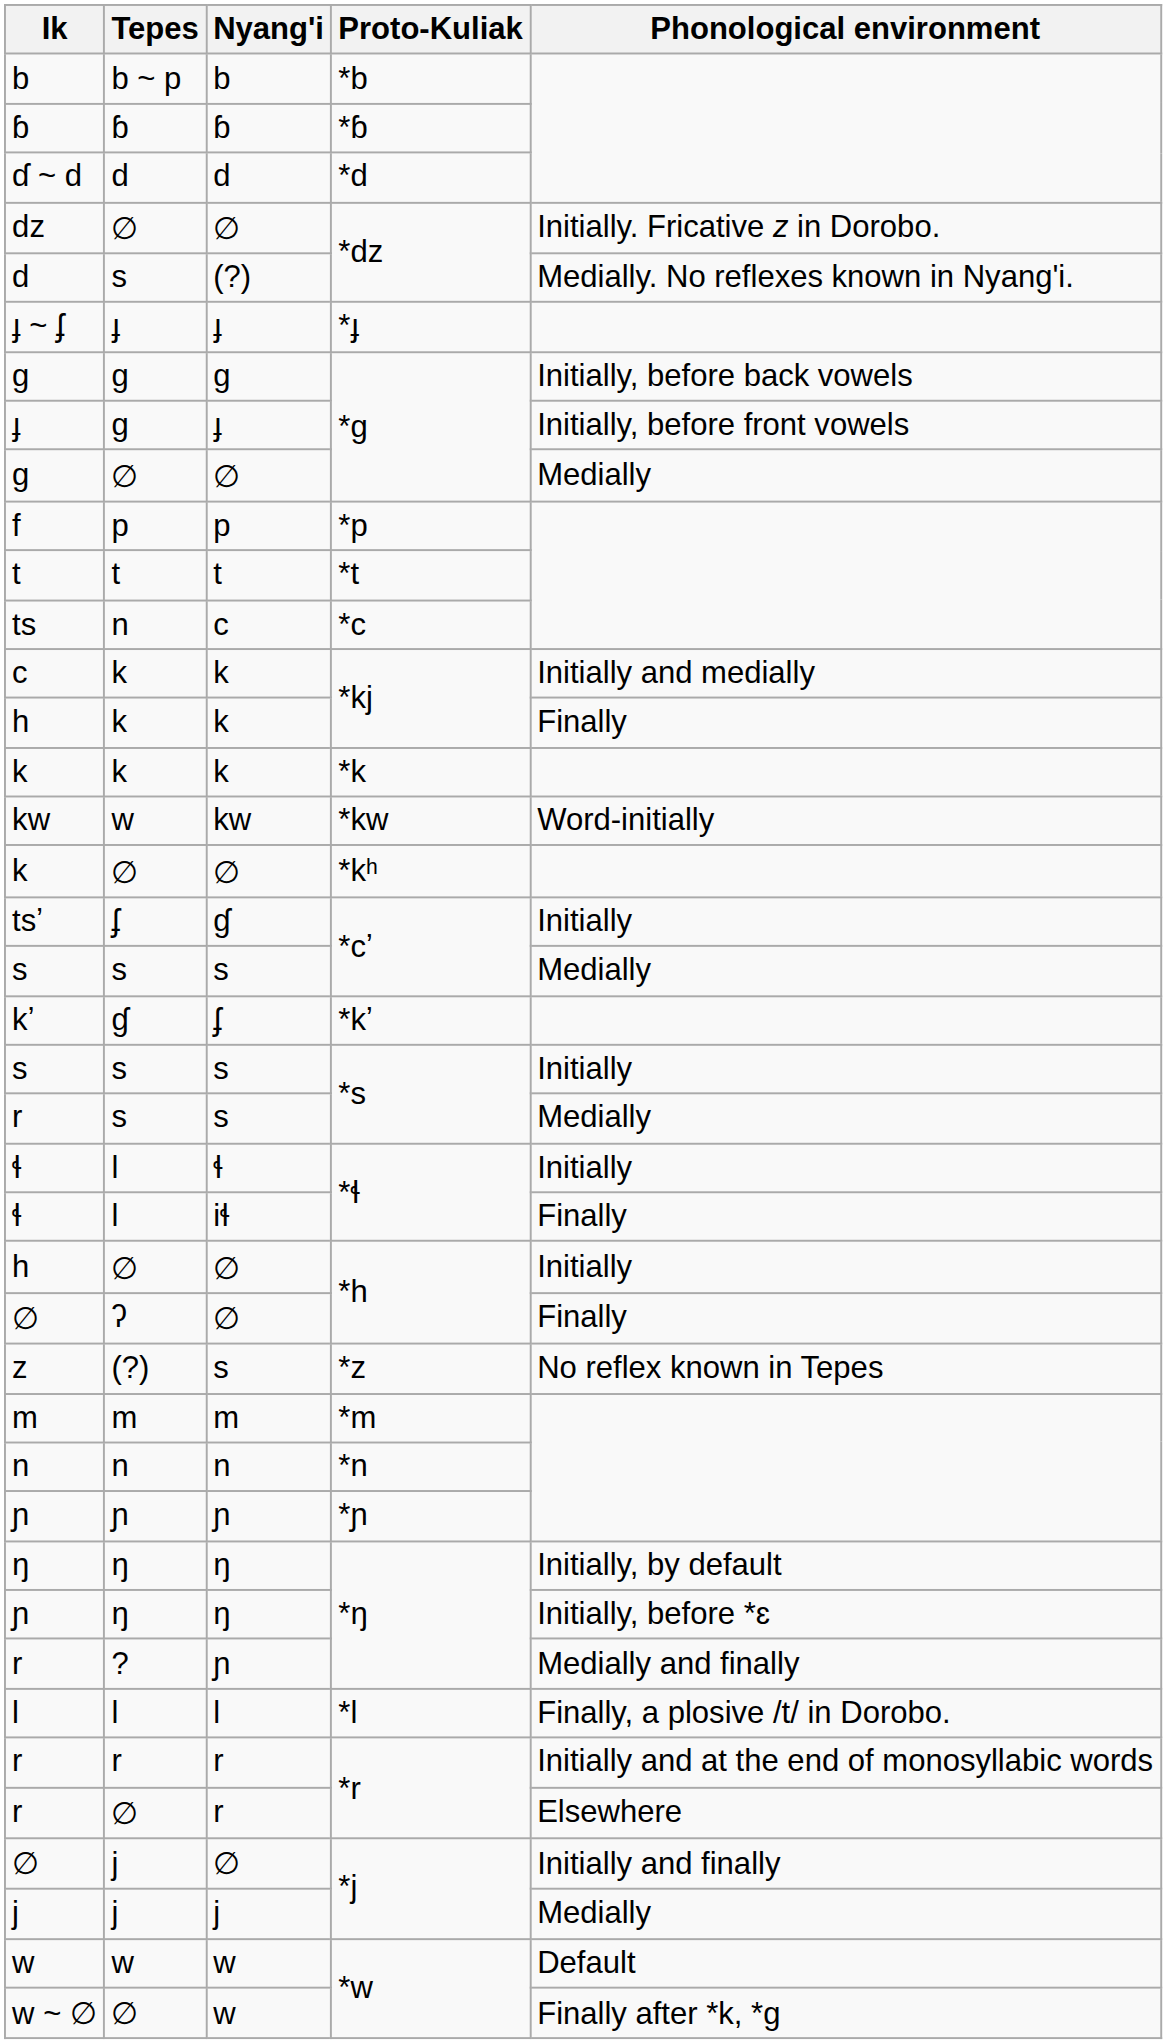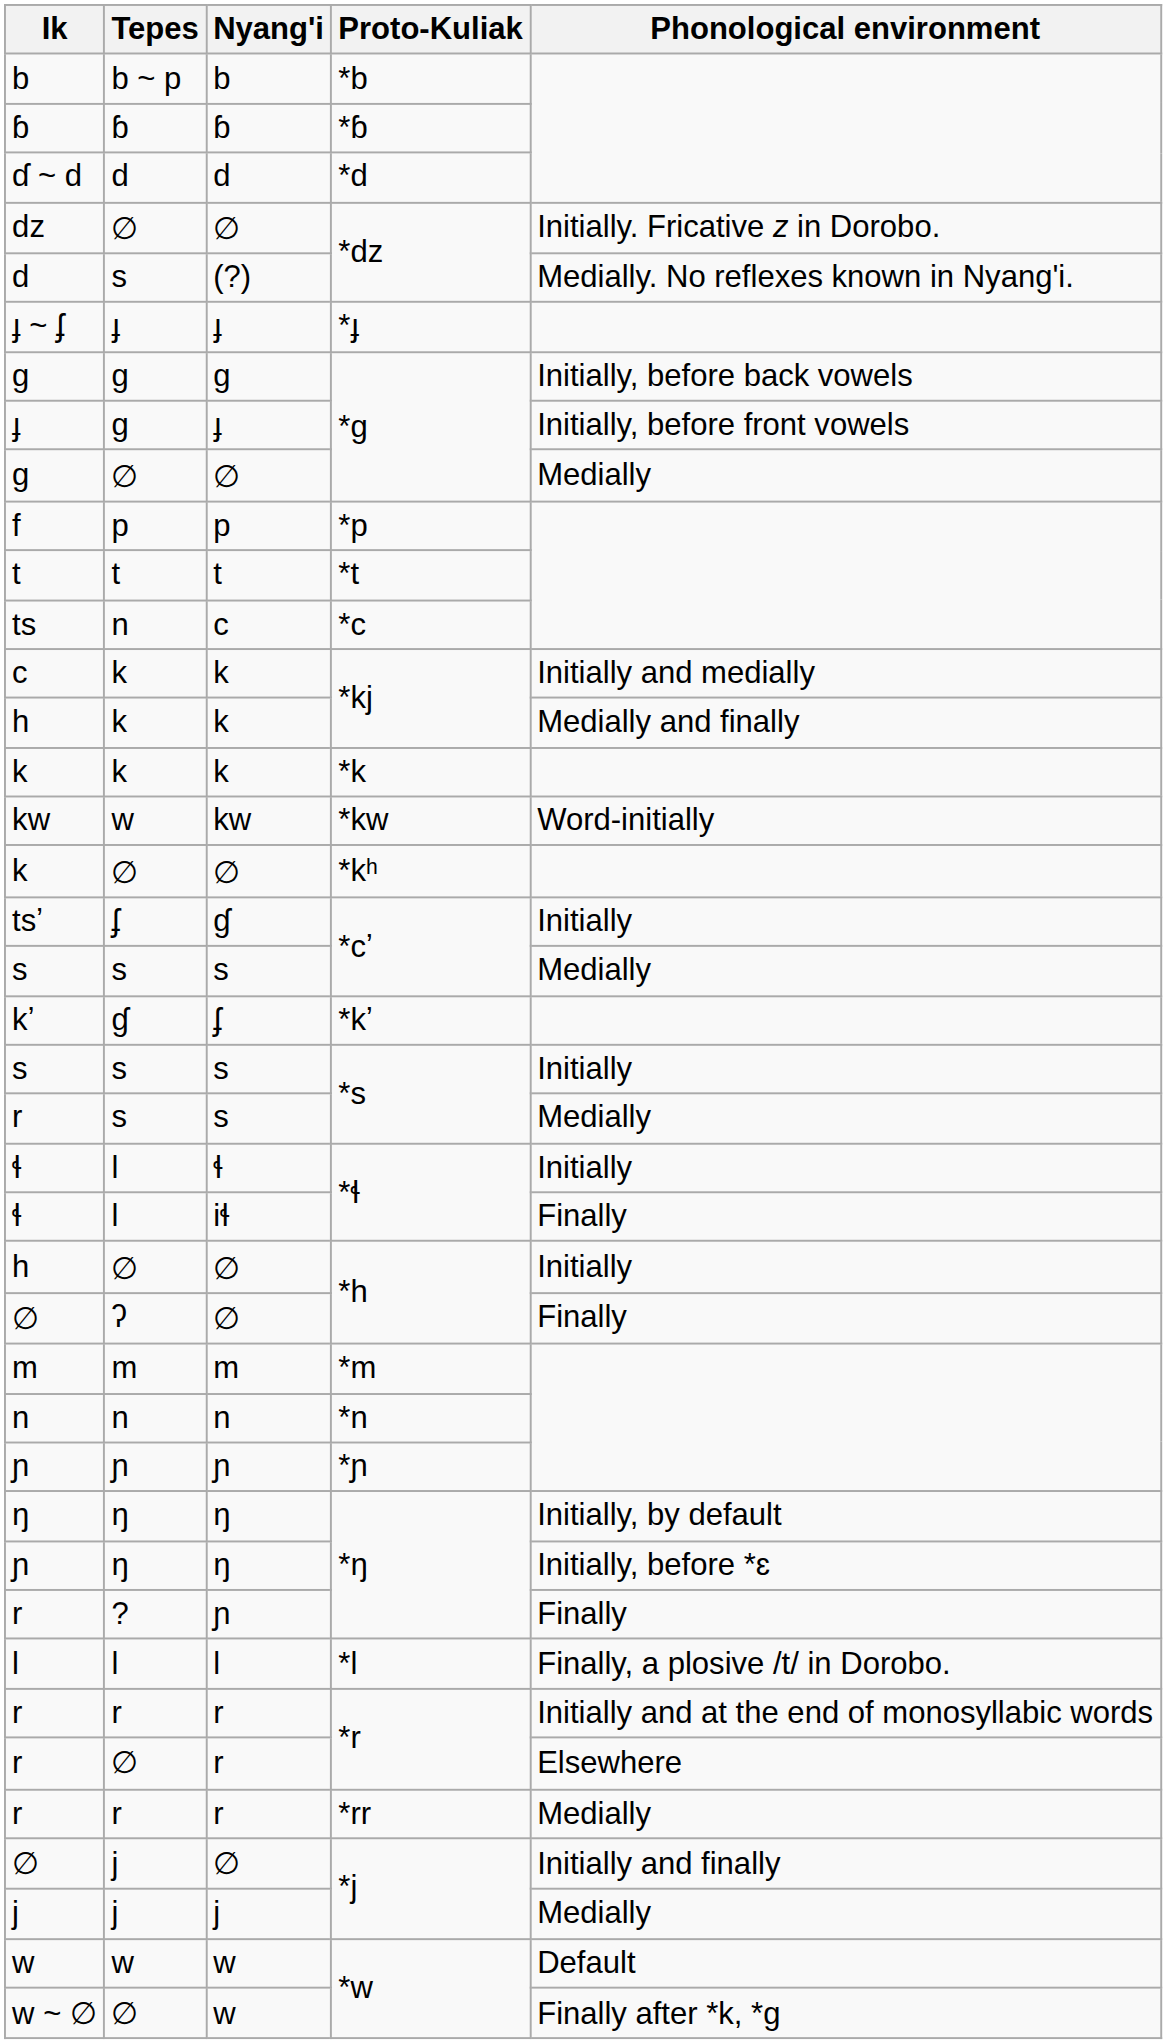(582, 722) Finally -> (668, 722) Medially and finally
- row: (20, 1367)
(668, 1663) Medially and finally -> (582, 1614) Finally
+ row: (17, 1812)
